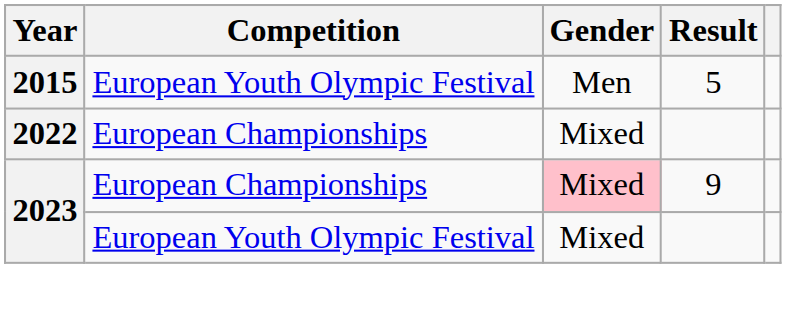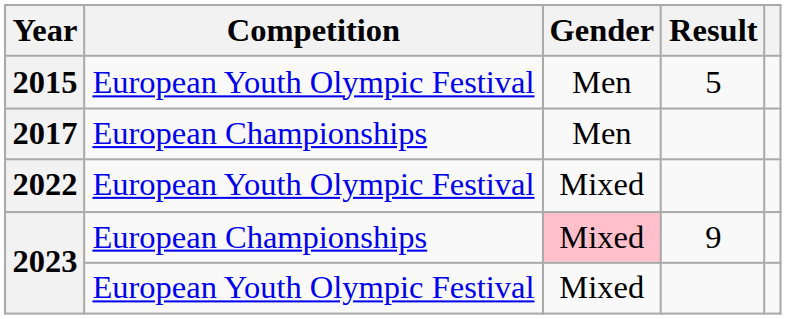+ row: (45, 133)
(260, 133) European Championships -> (313, 184) European Youth Olympic Festival
